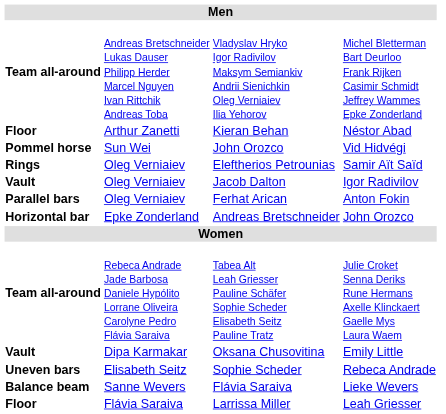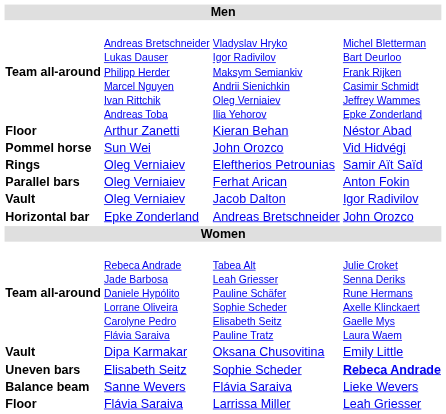rows swapped: (249, 182) <-> (250, 199)
(389, 369) normal -> (392, 369) bold
